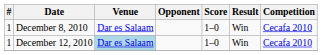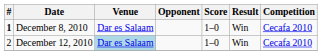(9, 27) normal -> (9, 27) bold
(9, 43) 1 -> (9, 43) 2
